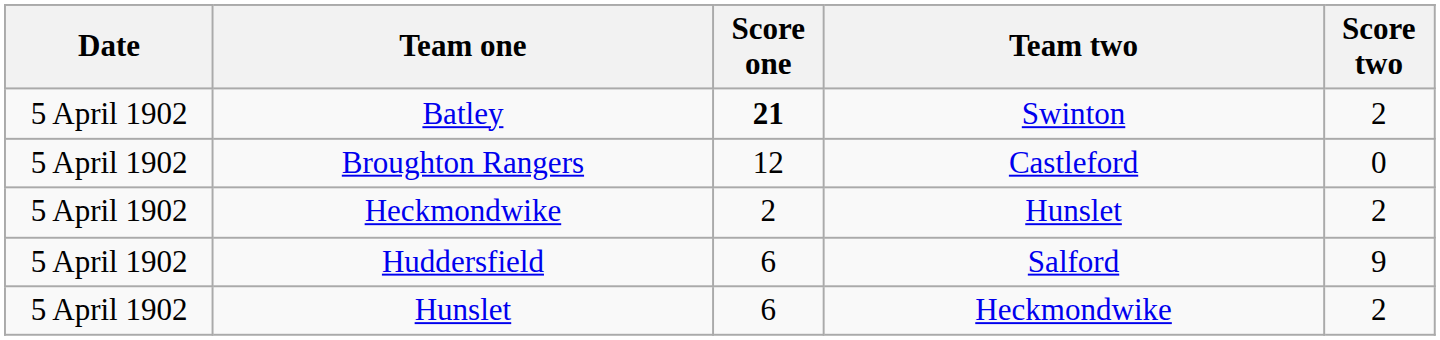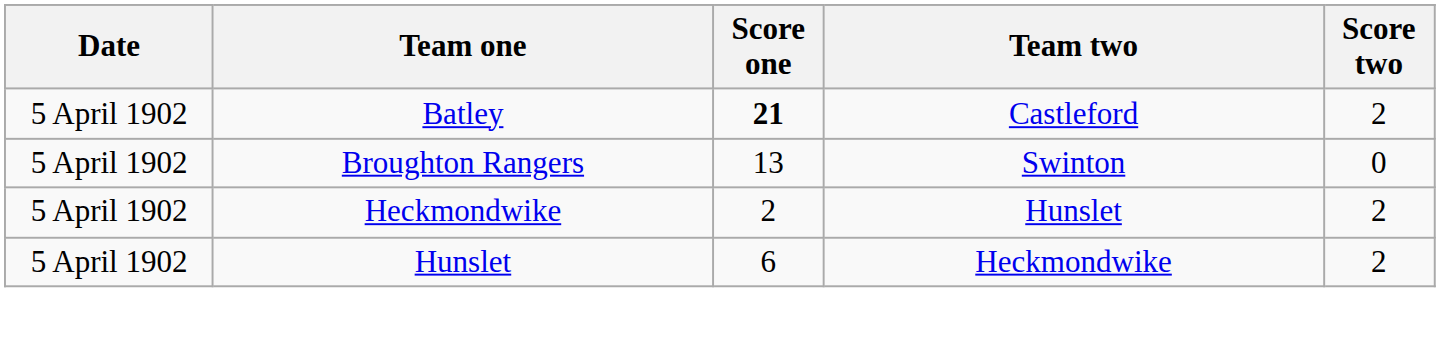(1074, 113) Swinton -> (1074, 113) Castleford
(768, 162) 12 -> (768, 162) 13
(1074, 162) Castleford -> (1074, 162) Swinton
- row: (463, 260)
